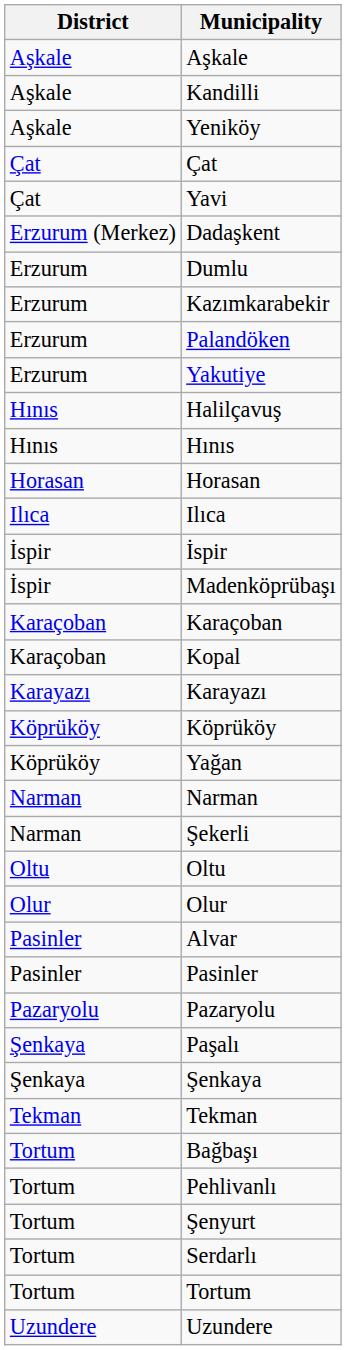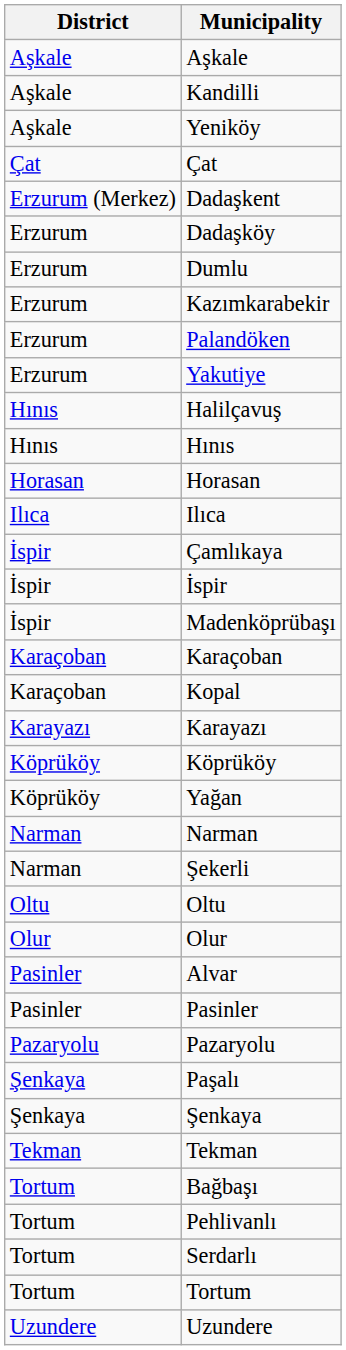- row: (207, 198)
+ row: (231, 233)
+ row: (234, 551)
- row: (221, 1221)
